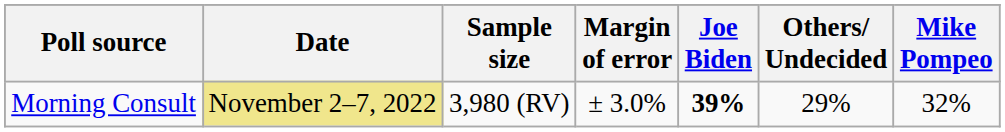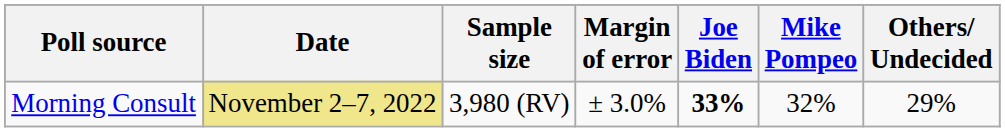columns swapped: (946, 42) <-> (826, 42)
(718, 103) 39% -> (718, 103) 33%
